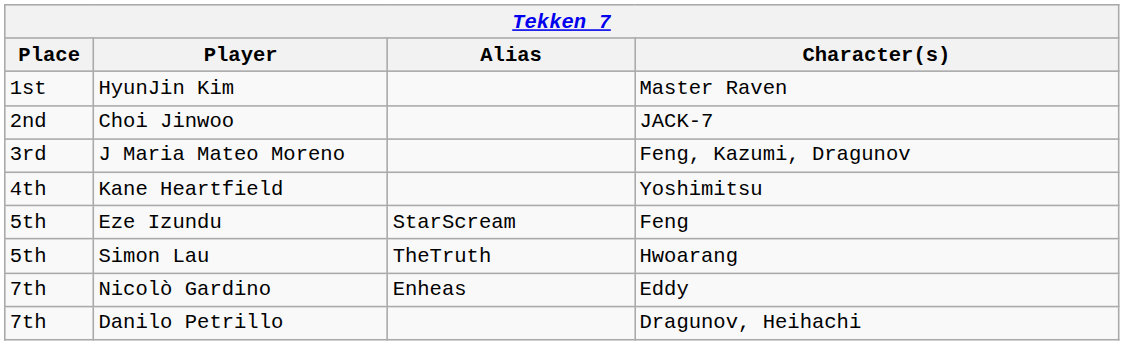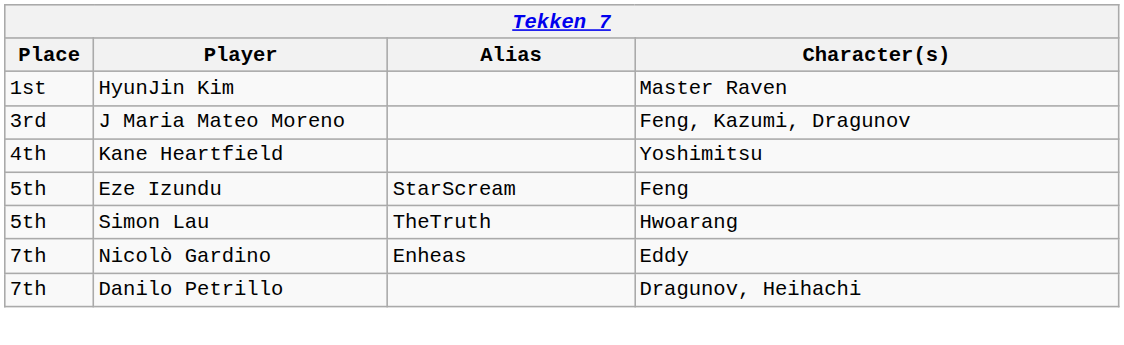- row: (166, 122)
